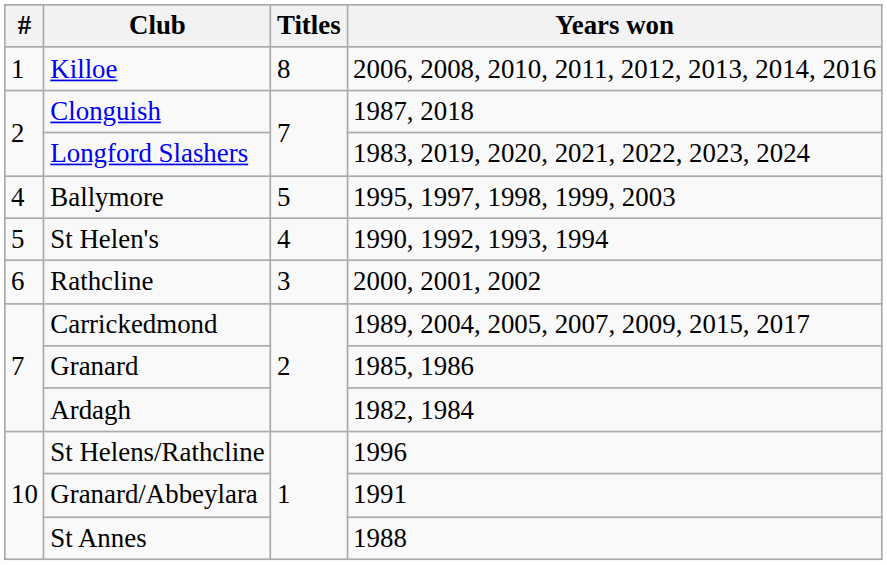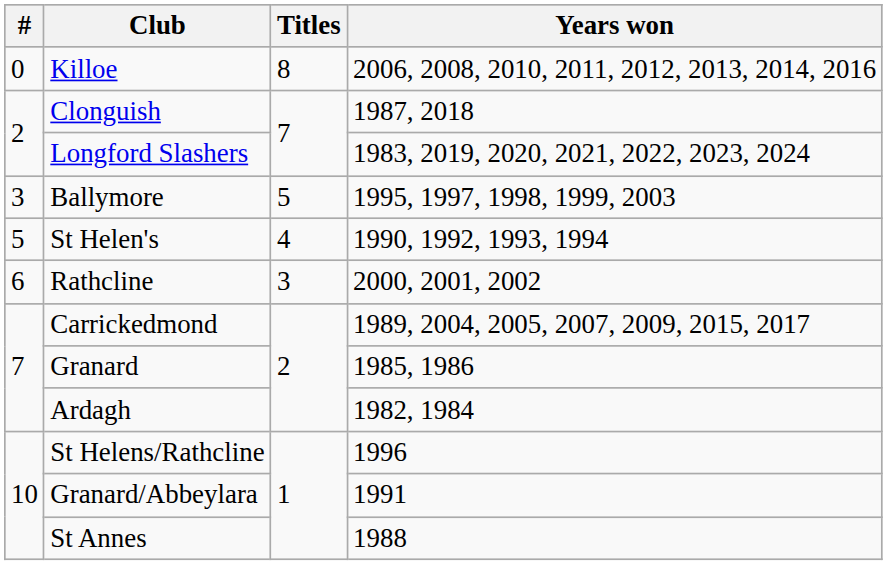(18, 68) 1 -> (18, 68) 0
(18, 196) 4 -> (18, 196) 3
